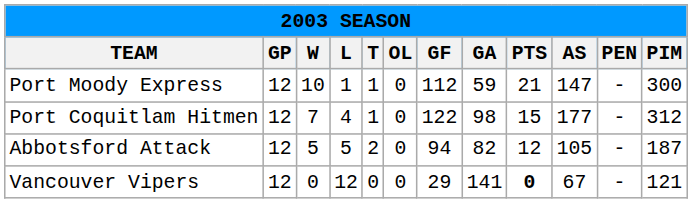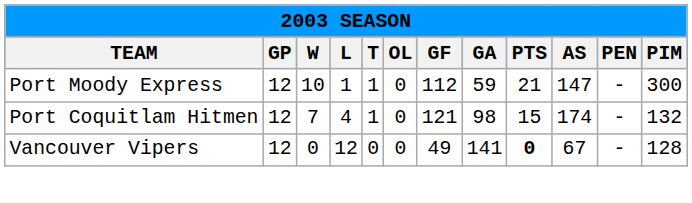(439, 117) 122 -> (439, 117) 121
(574, 117) 177 -> (574, 117) 174
(664, 117) 312 -> (664, 117) 132
- row: (110, 150)
(439, 182) 29 -> (439, 150) 49
(664, 182) 121 -> (664, 150) 128
